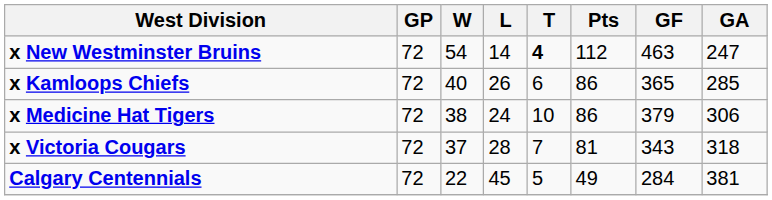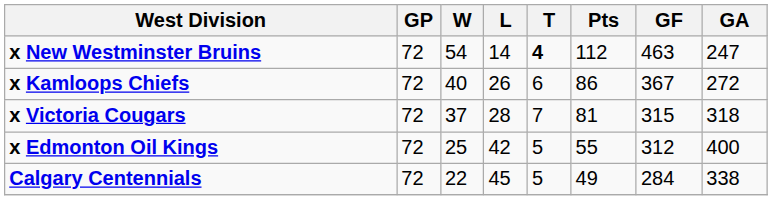(658, 83) 365 -> (658, 83) 367
(723, 83) 285 -> (723, 83) 272
- row: (112, 115)
(658, 147) 343 -> (658, 115) 315
+ row: (114, 147)
(723, 178) 381 -> (723, 178) 338
